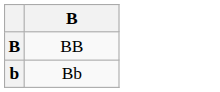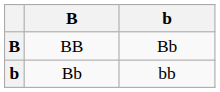+ column: (167, 18)
